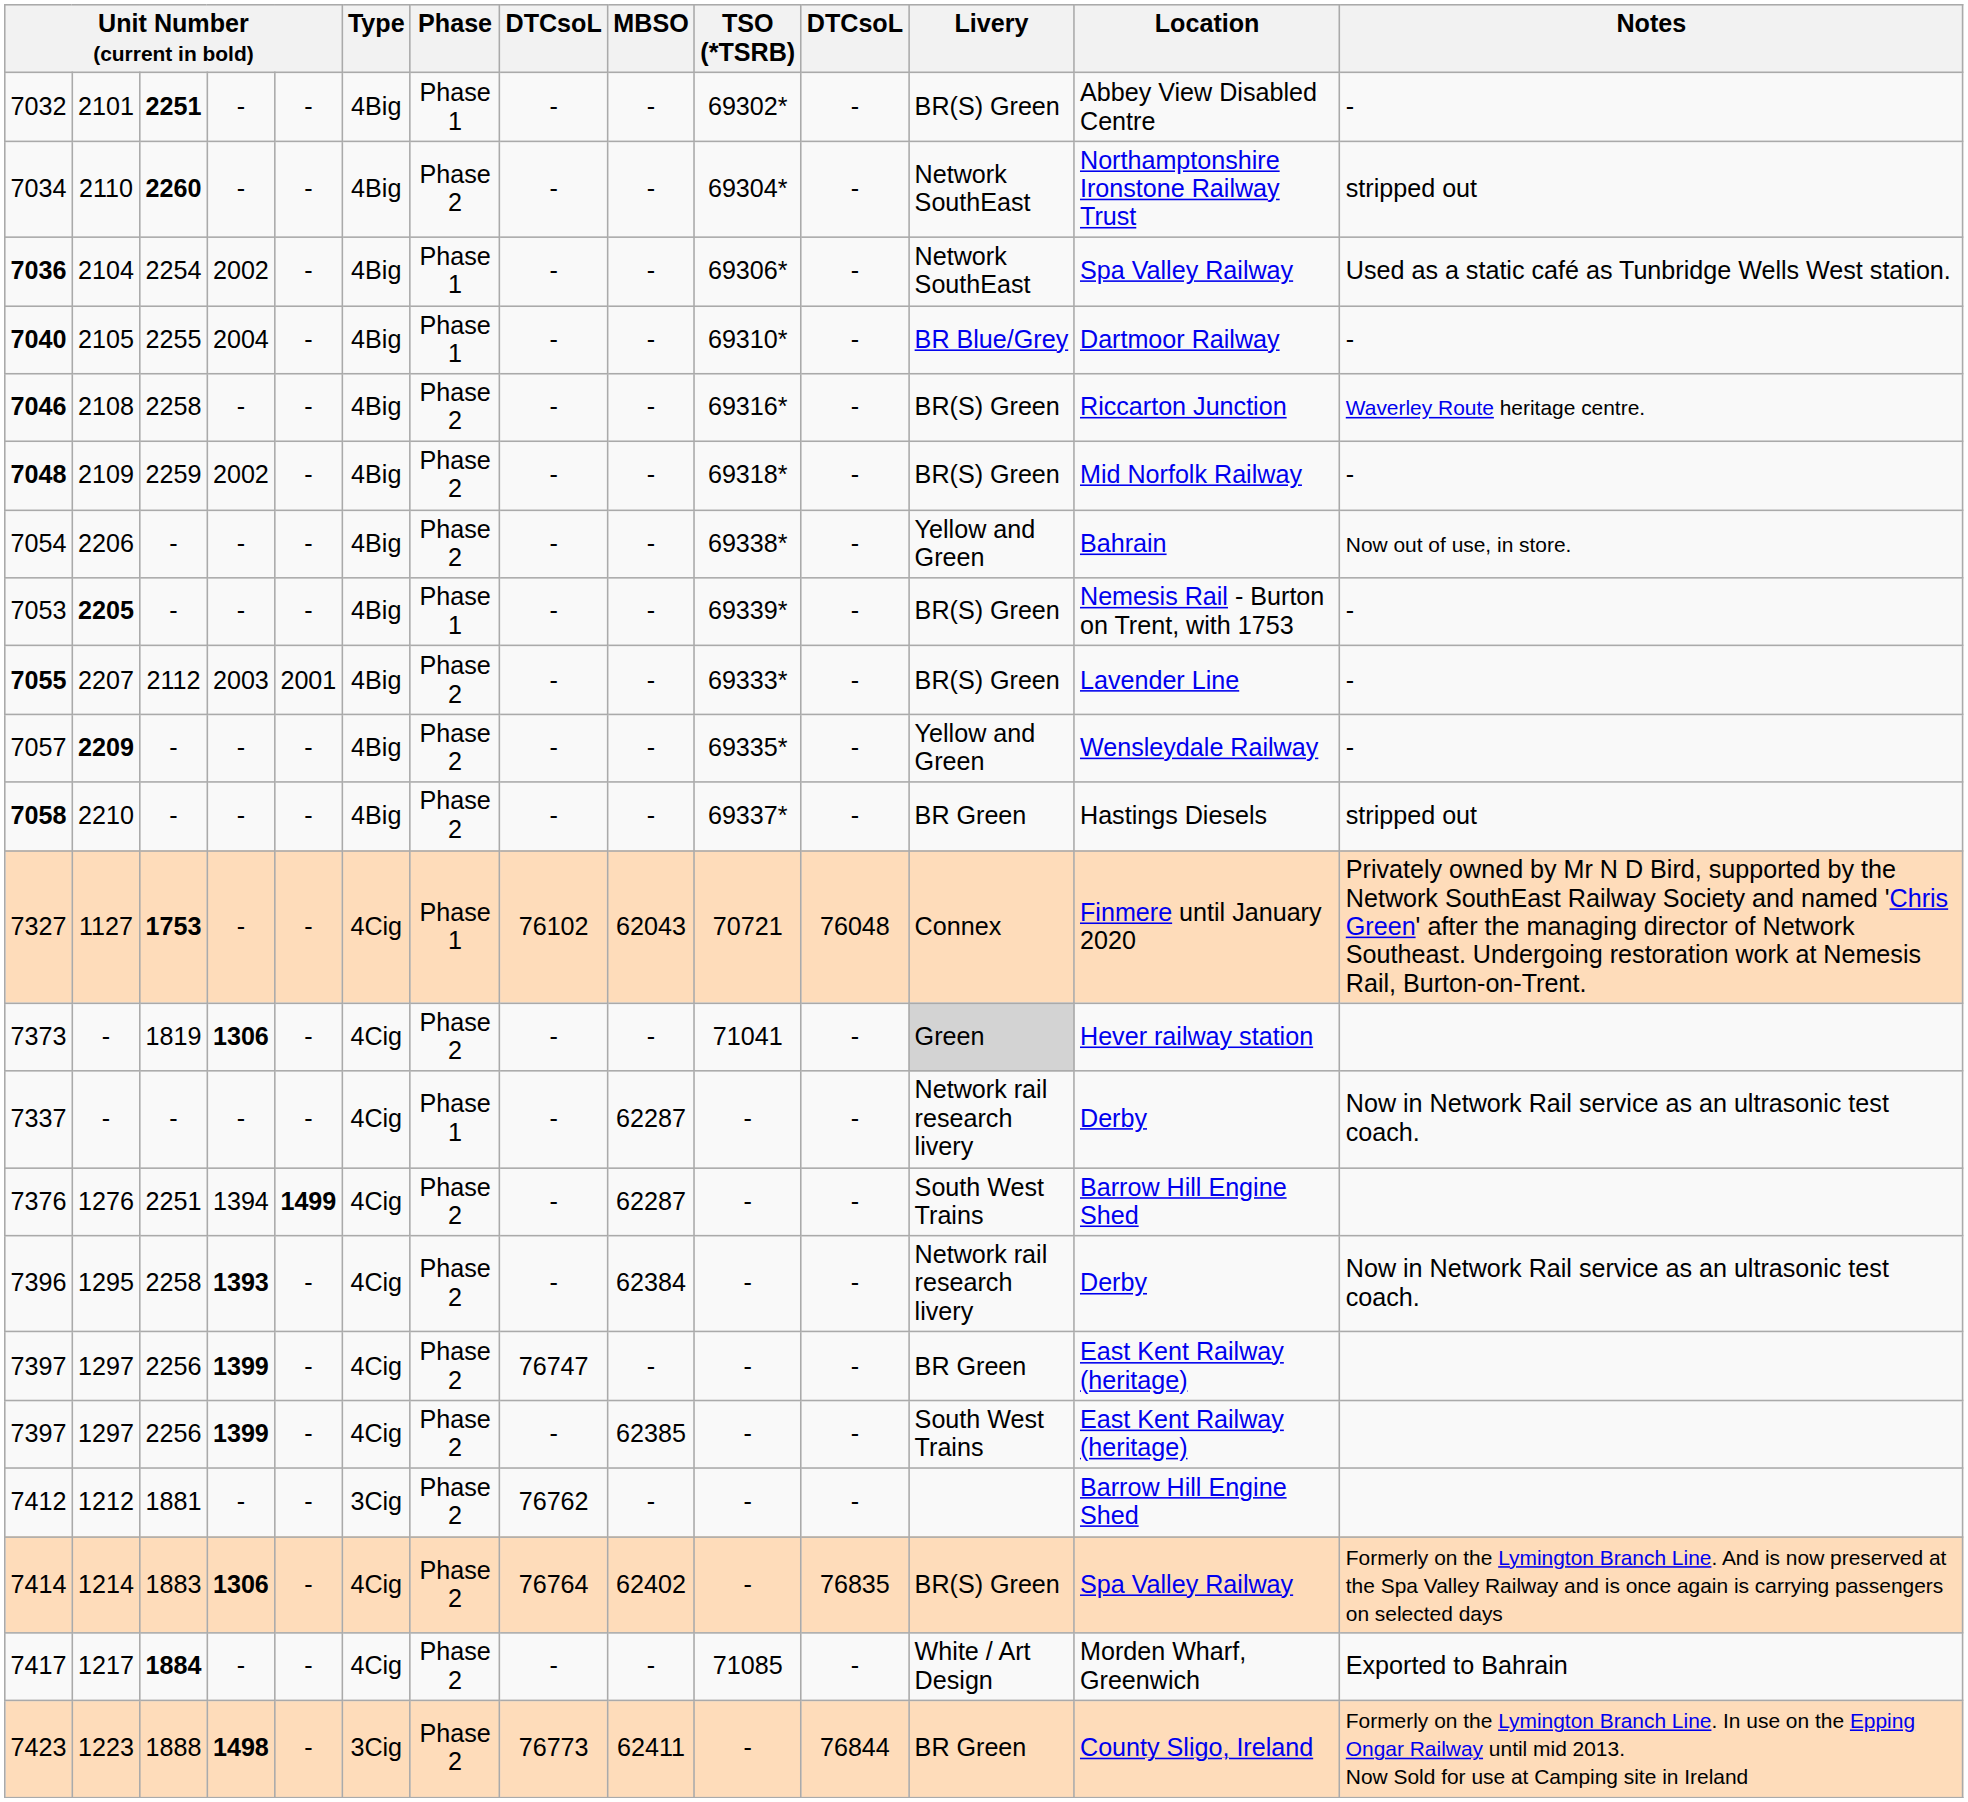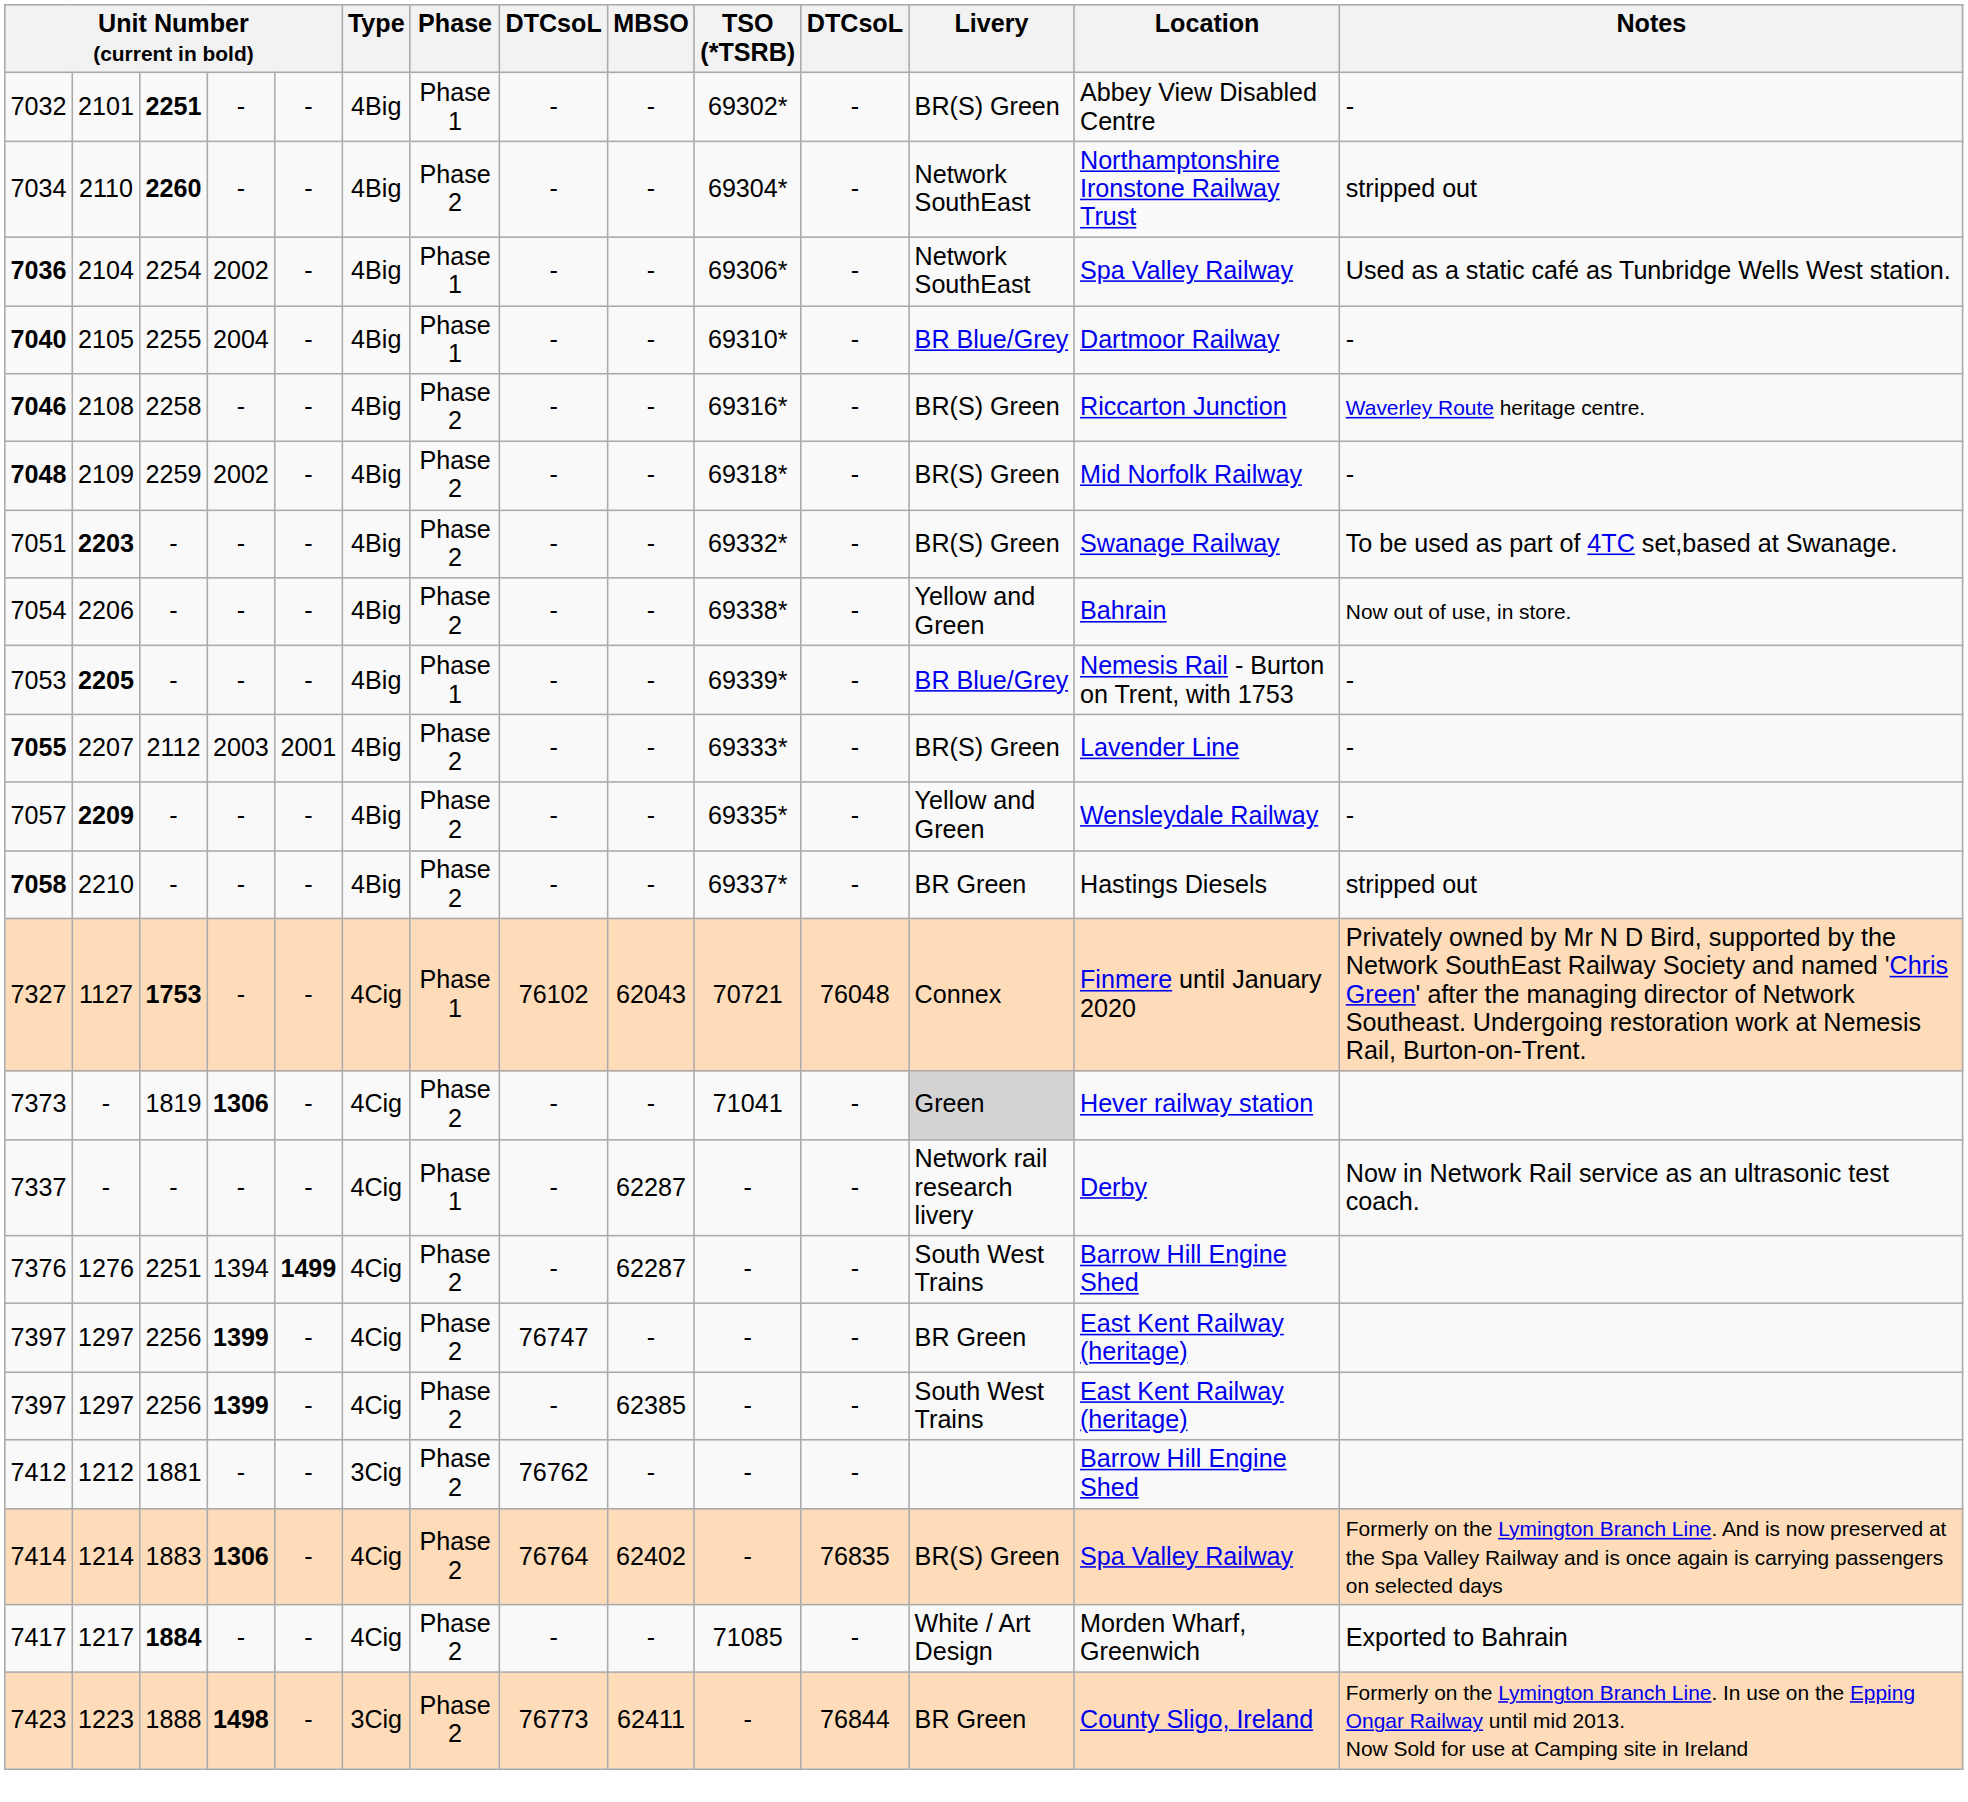+ row: (39, 543)
(987, 611) BR(S) Green -> (991, 679) BR Blue/Grey
- row: (39, 1283)
